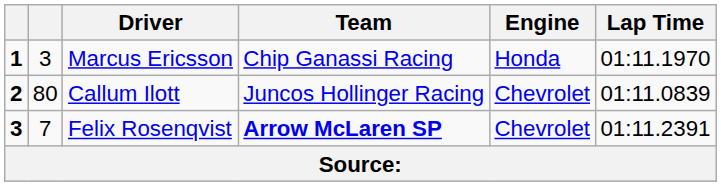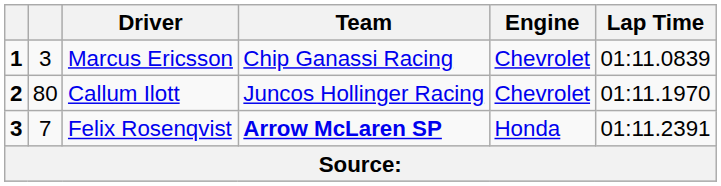(527, 58) Honda -> (542, 58) Chevrolet
(655, 58) 01:11.1970 -> (655, 58) 01:11.0839
(655, 93) 01:11.0839 -> (655, 93) 01:11.1970
(542, 129) Chevrolet -> (527, 129) Honda
